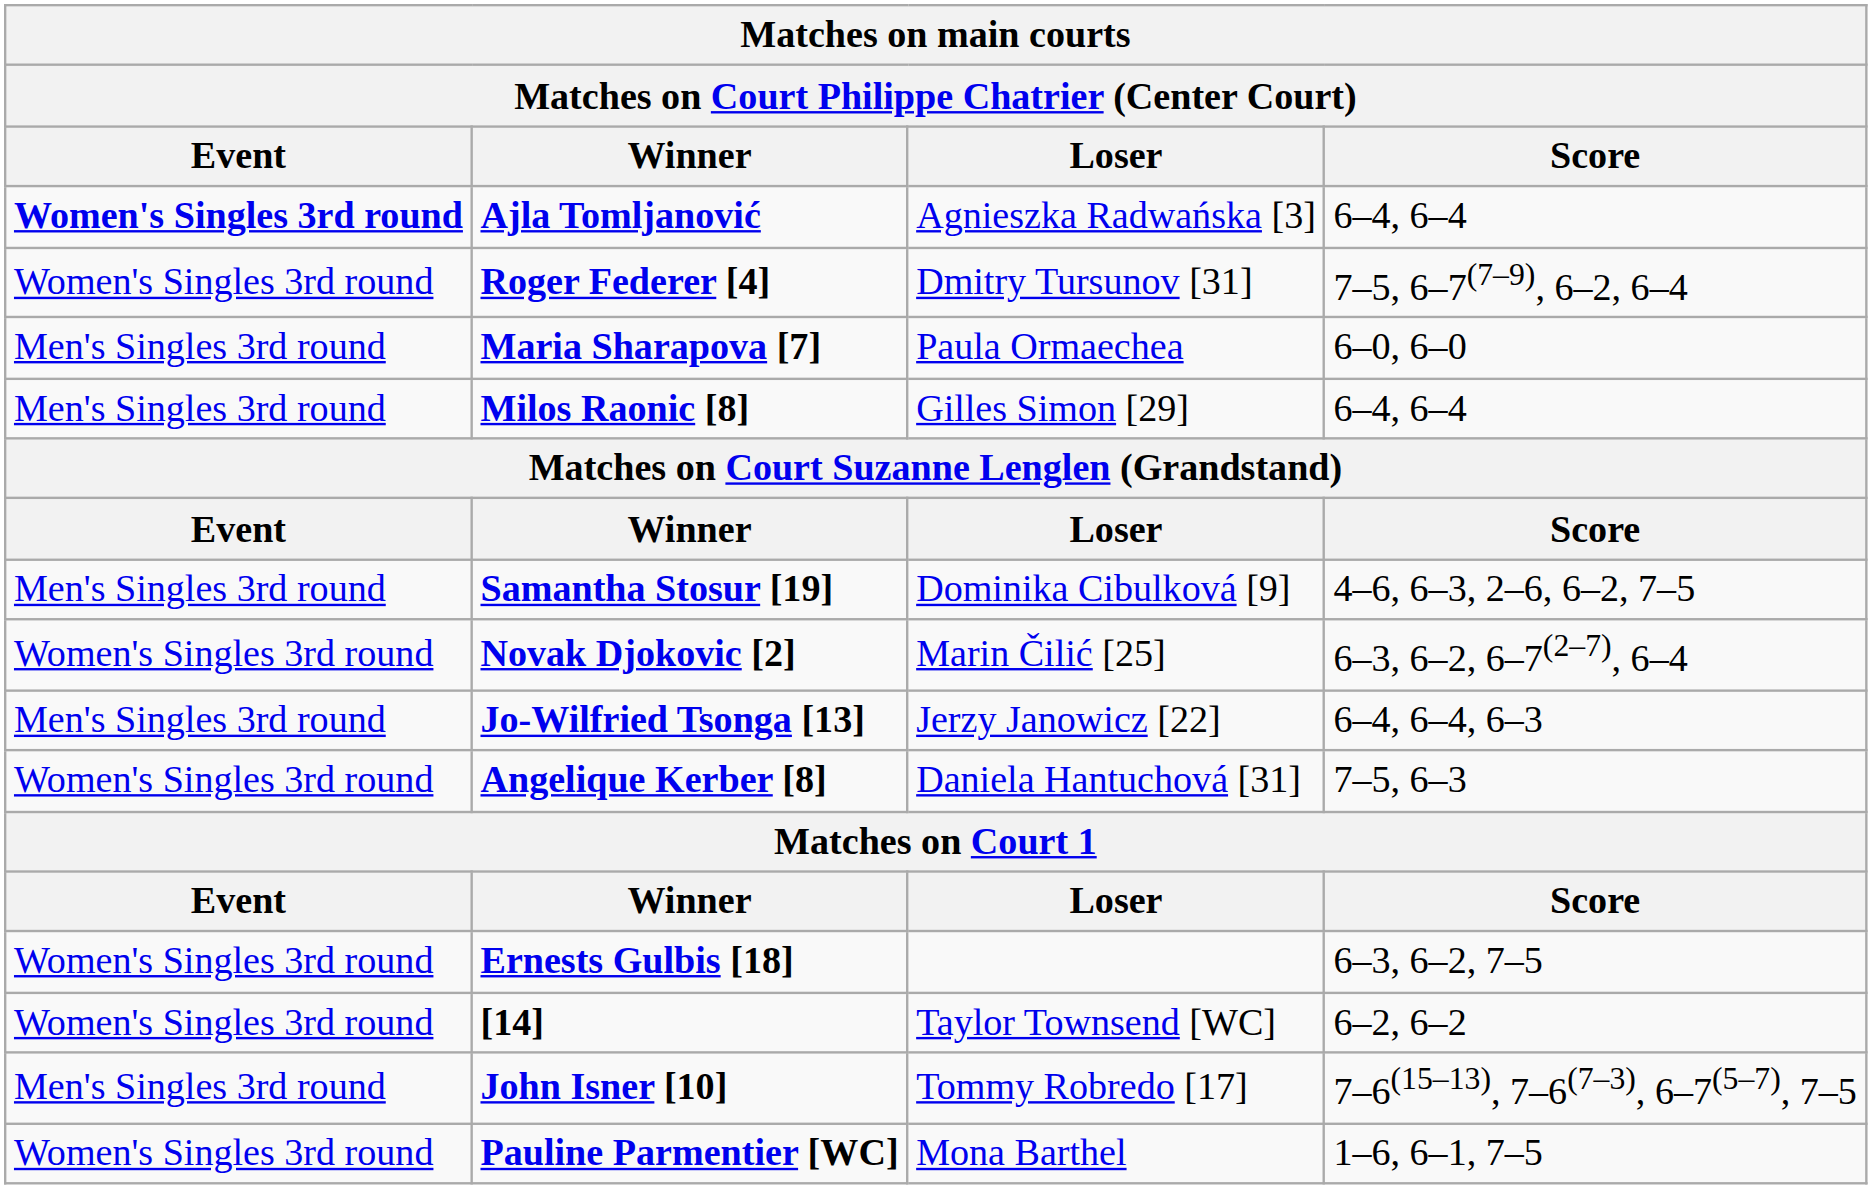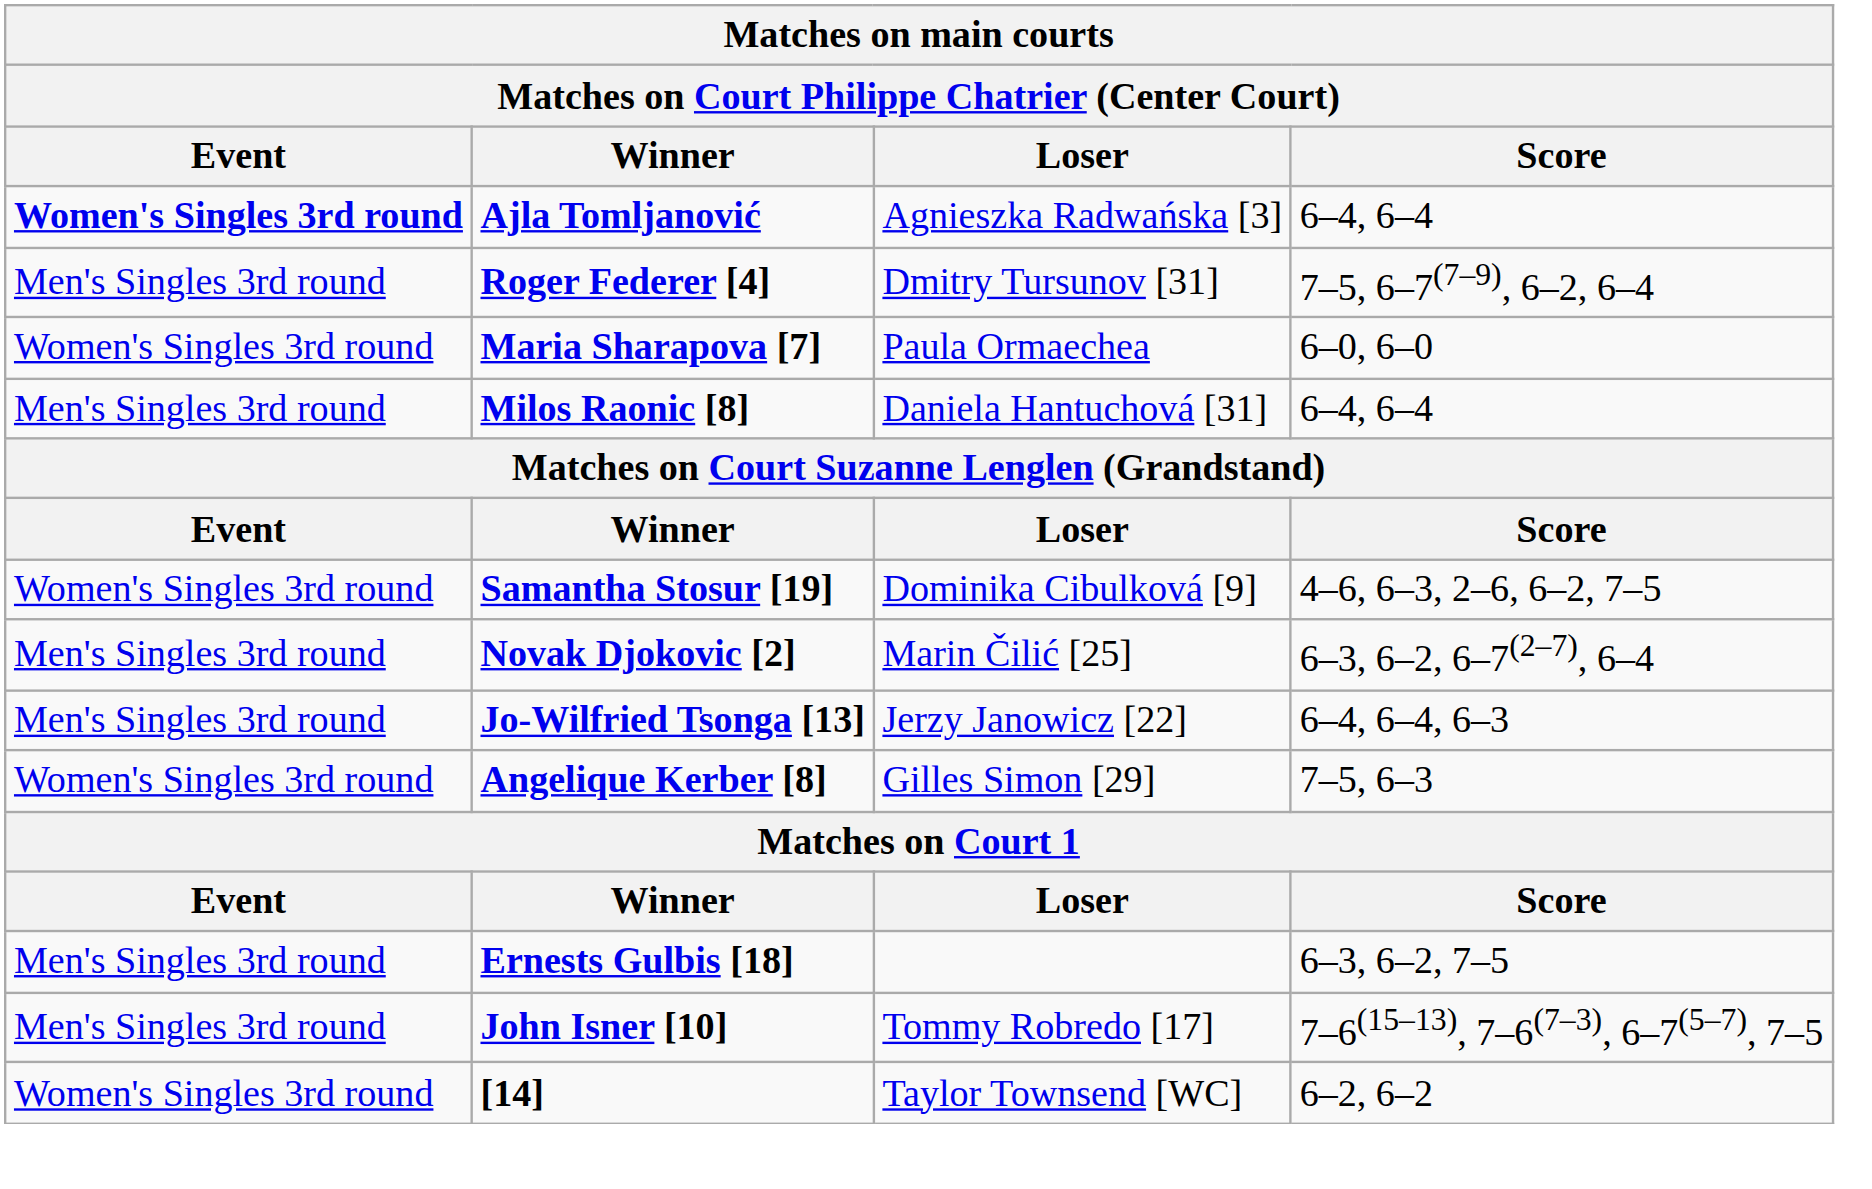(224, 281) Women's Singles 3rd round -> (200, 281) Men's Singles 3rd round
(200, 346) Men's Singles 3rd round -> (224, 346) Women's Singles 3rd round
(1053, 407) Gilles Simon [29] -> (1075, 407) Daniela Hantuchová [31]
(200, 588) Men's Singles 3rd round -> (224, 588) Women's Singles 3rd round
(224, 654) Women's Singles 3rd round -> (200, 654) Men's Singles 3rd round
(1109, 780) Daniela Hantuchová [31] -> (1019, 780) Gilles Simon [29]
(224, 961) Women's Singles 3rd round -> (200, 961) Men's Singles 3rd round
rows swapped: (512, 1021) <-> (604, 1087)
- row: (690, 1152)
